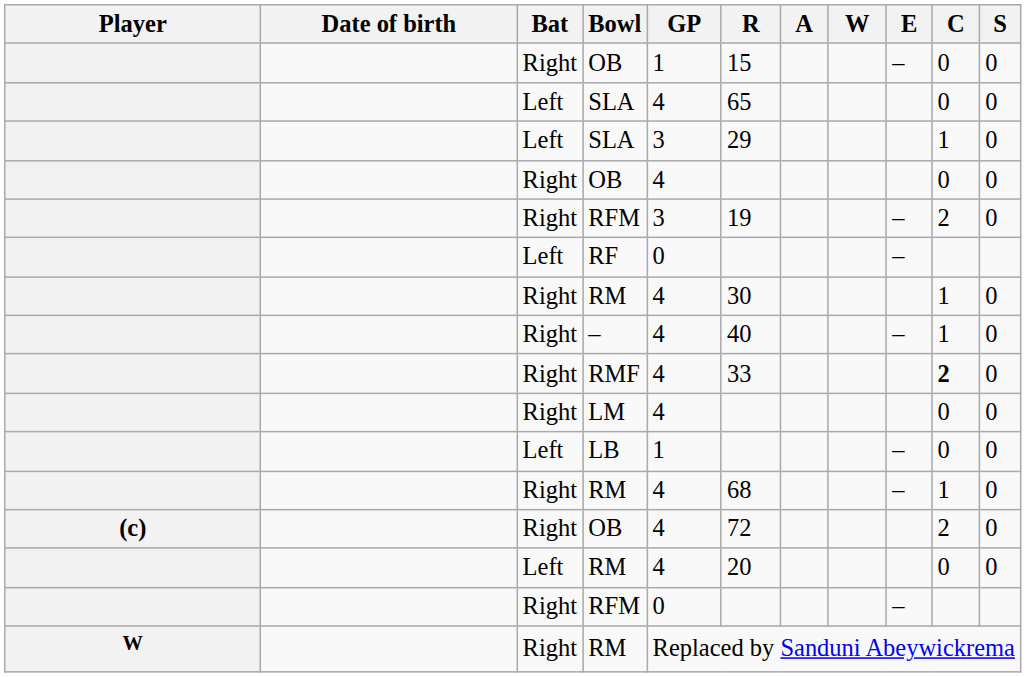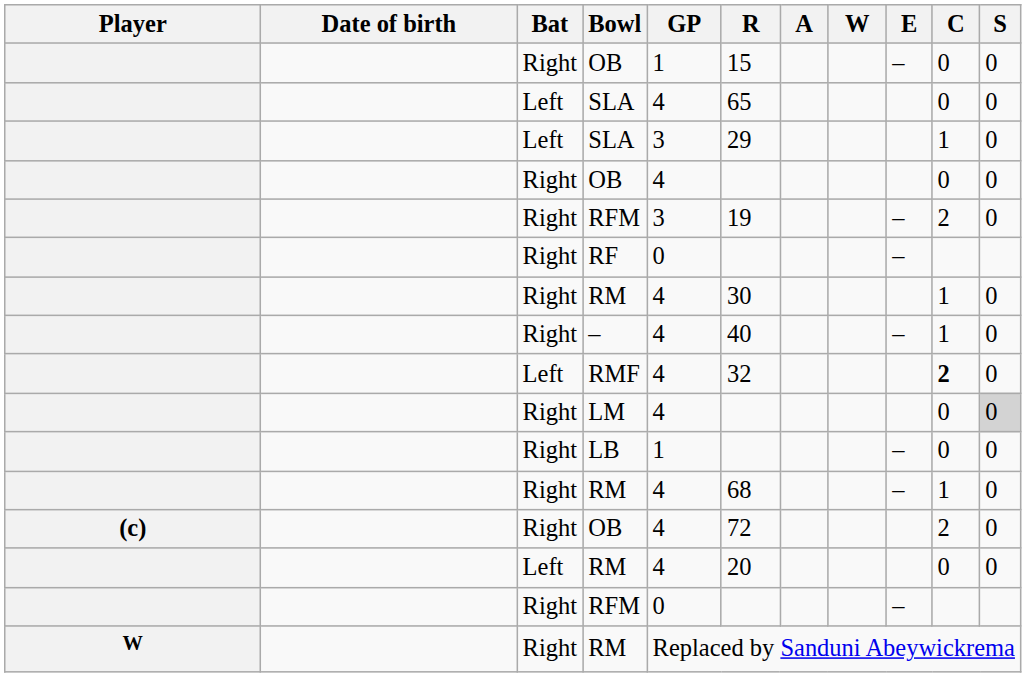(543, 256) Left -> (550, 256) Right
(550, 373) Right -> (543, 373) Left
(739, 373) 33 -> (739, 373) 32
(991, 412) no background -> (991, 412) lightgrey background
(543, 450) Left -> (550, 450) Right
